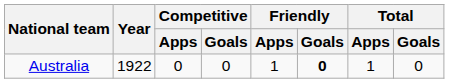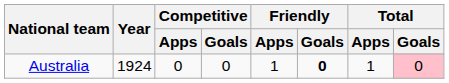(134, 66) 1922 -> (134, 66) 1924
(419, 66) no background -> (419, 66) pink background
